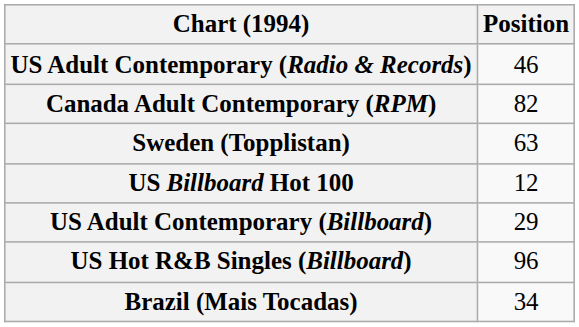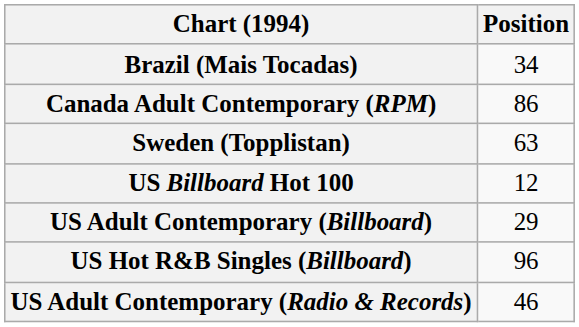rows swapped: (241, 301) <-> (241, 63)
(526, 103) 82 -> (526, 103) 86
